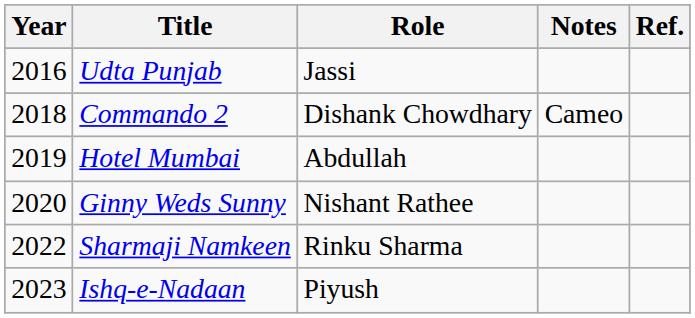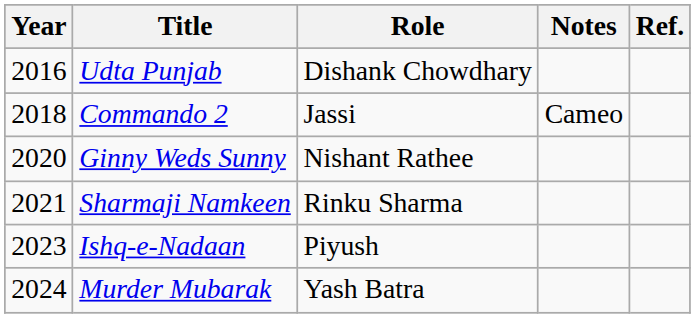(330, 70) Jassi -> (418, 70) Dishank Chowdhary
(418, 114) Dishank Chowdhary -> (330, 114) Jassi
- row: (160, 158)
(39, 245) 2022 -> (39, 202) 2021
+ row: (175, 289)
